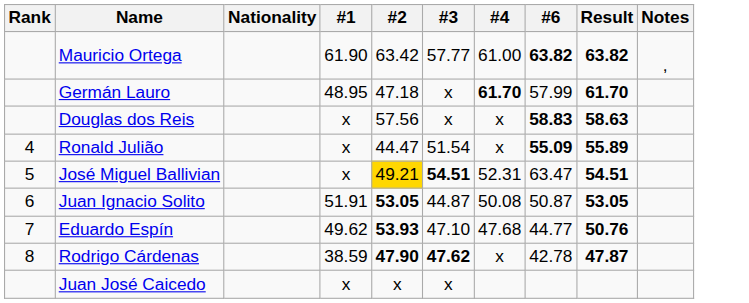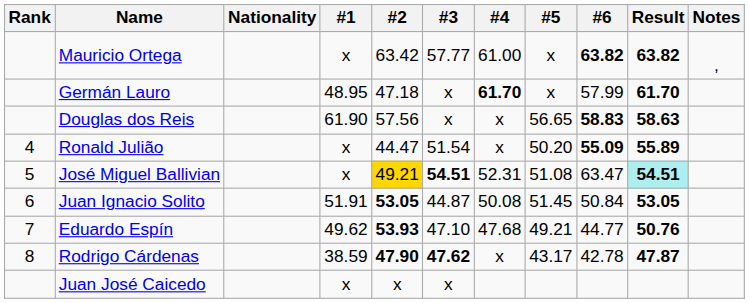+ column: (551, 18)
(346, 55) 61.90 -> (346, 55) x
(346, 119) x -> (346, 119) 61.90
(607, 174) no background -> (658, 174) paleturquoise background
(551, 202) 50.87 -> (602, 202) 50.84
